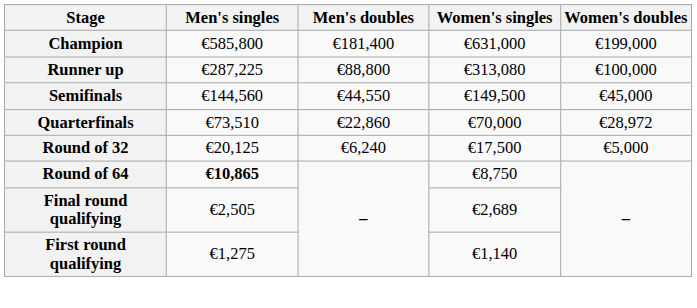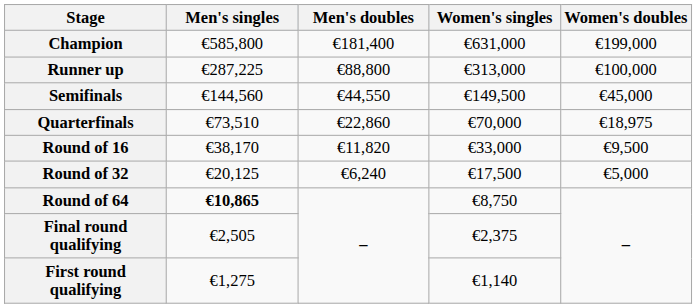(495, 69) €313,080 -> (495, 69) €313,000
(626, 122) €28,972 -> (626, 122) €18,975
+ row: (86, 148)
(495, 209) €2,689 -> (495, 235) €2,375
